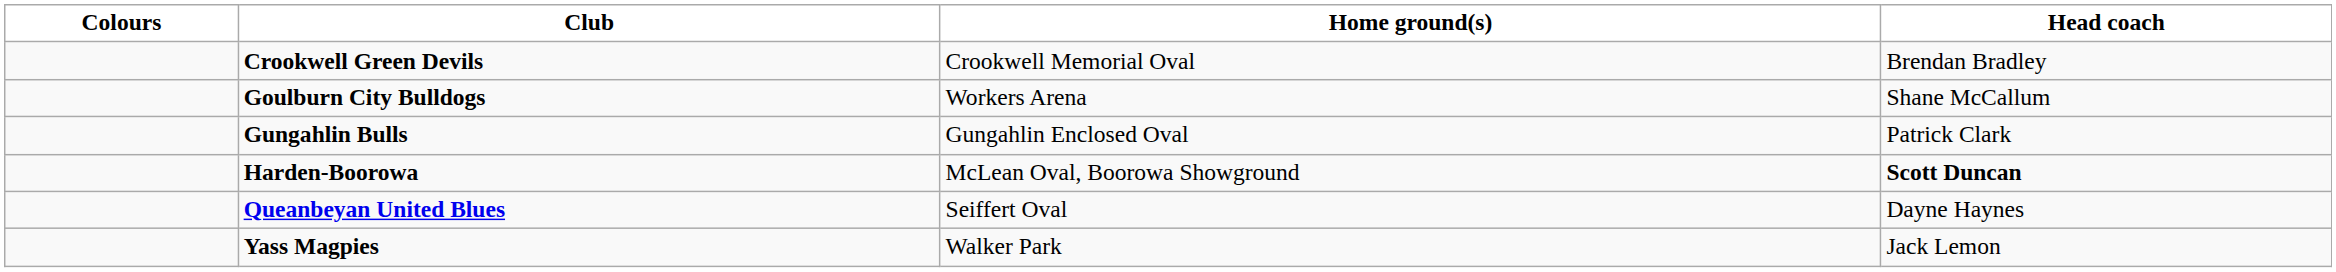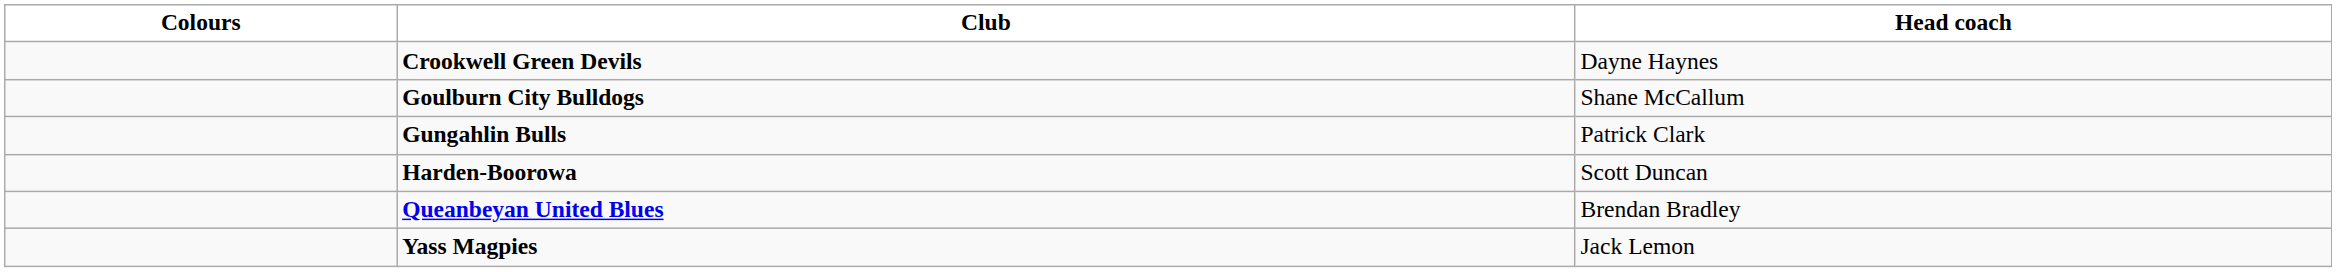- column: (1411, 23)
(1966, 60) Brendan Bradley -> (1649, 60) Dayne Haynes
(1954, 172) bold -> (1644, 172) normal
(1955, 209) Dayne Haynes -> (1660, 209) Brendan Bradley
